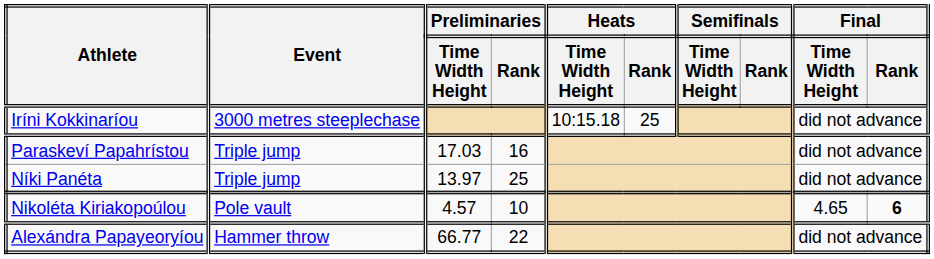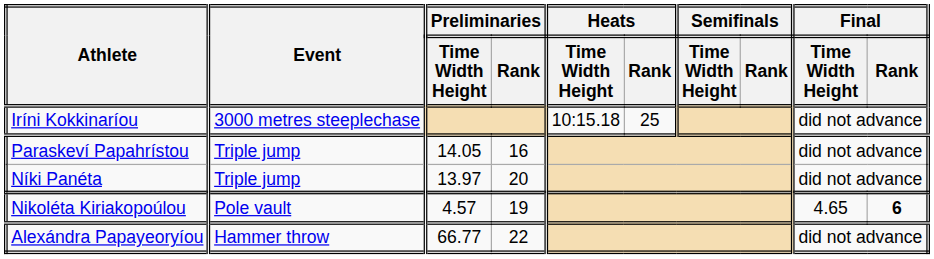(459, 151) 17.03 -> (459, 151) 14.05
(519, 179) 25 -> (519, 179) 20
(519, 208) 10 -> (519, 208) 19
